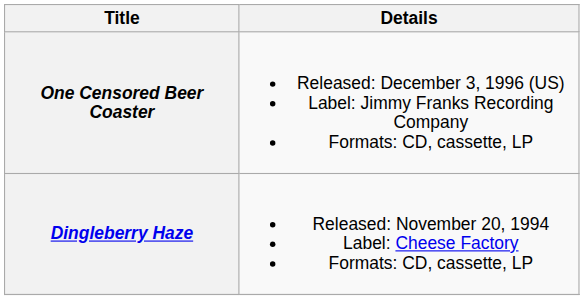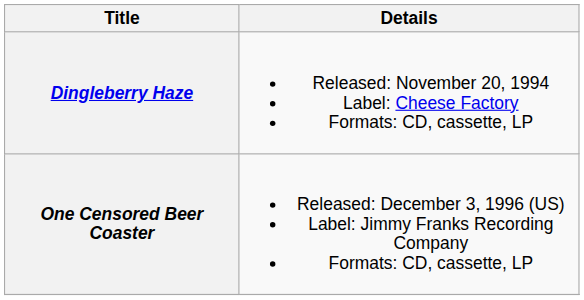rows swapped: (122, 233) <-> (122, 102)
